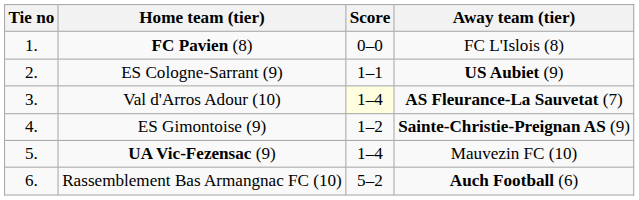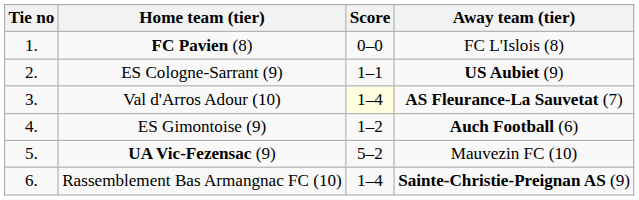(514, 126) Sainte-Christie-Preignan AS (9) -> (514, 126) Auch Football (6)
(370, 153) 1–4 -> (370, 153) 5–2
(370, 180) 5–2 -> (370, 180) 1–4
(514, 180) Auch Football (6) -> (514, 180) Sainte-Christie-Preignan AS (9)
